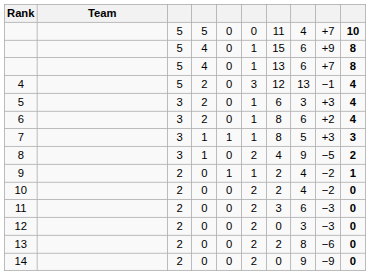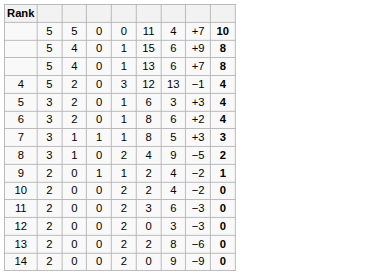- column: (102, 14)
